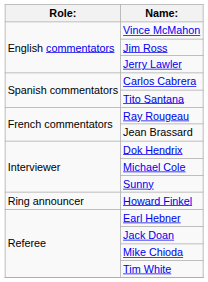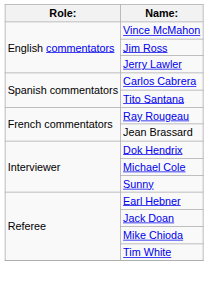- row: (158, 201)
